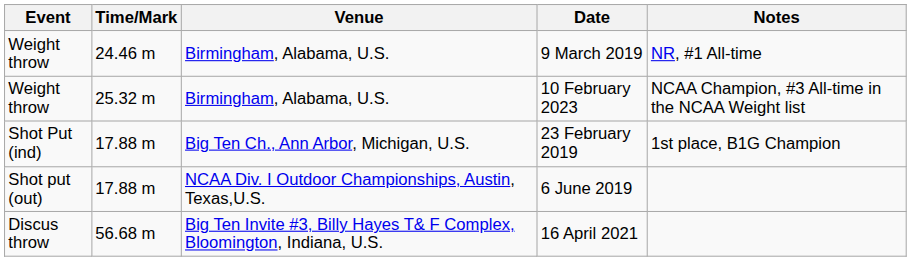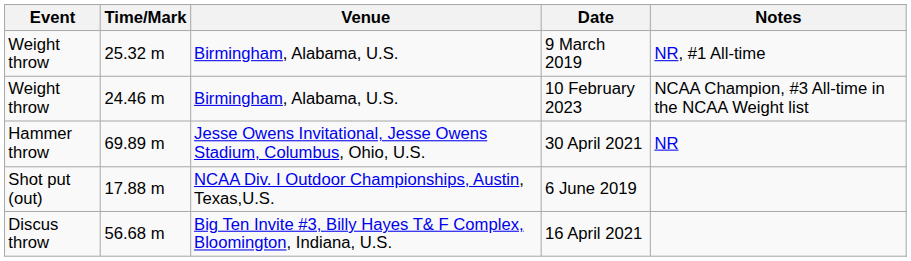(125, 53) 24.46 m -> (134, 53) 25.32 m
(125, 98) 25.32 m -> (134, 98) 24.46 m
- row: (586, 143)
+ row: (594, 143)
